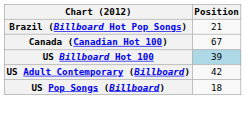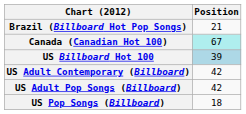(217, 42) no background -> (217, 42) paleturquoise background
+ row: (98, 87)
